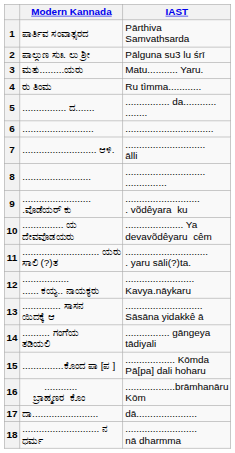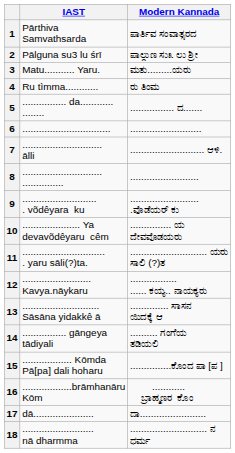columns swapped: (71, 12) <-> (177, 12)
